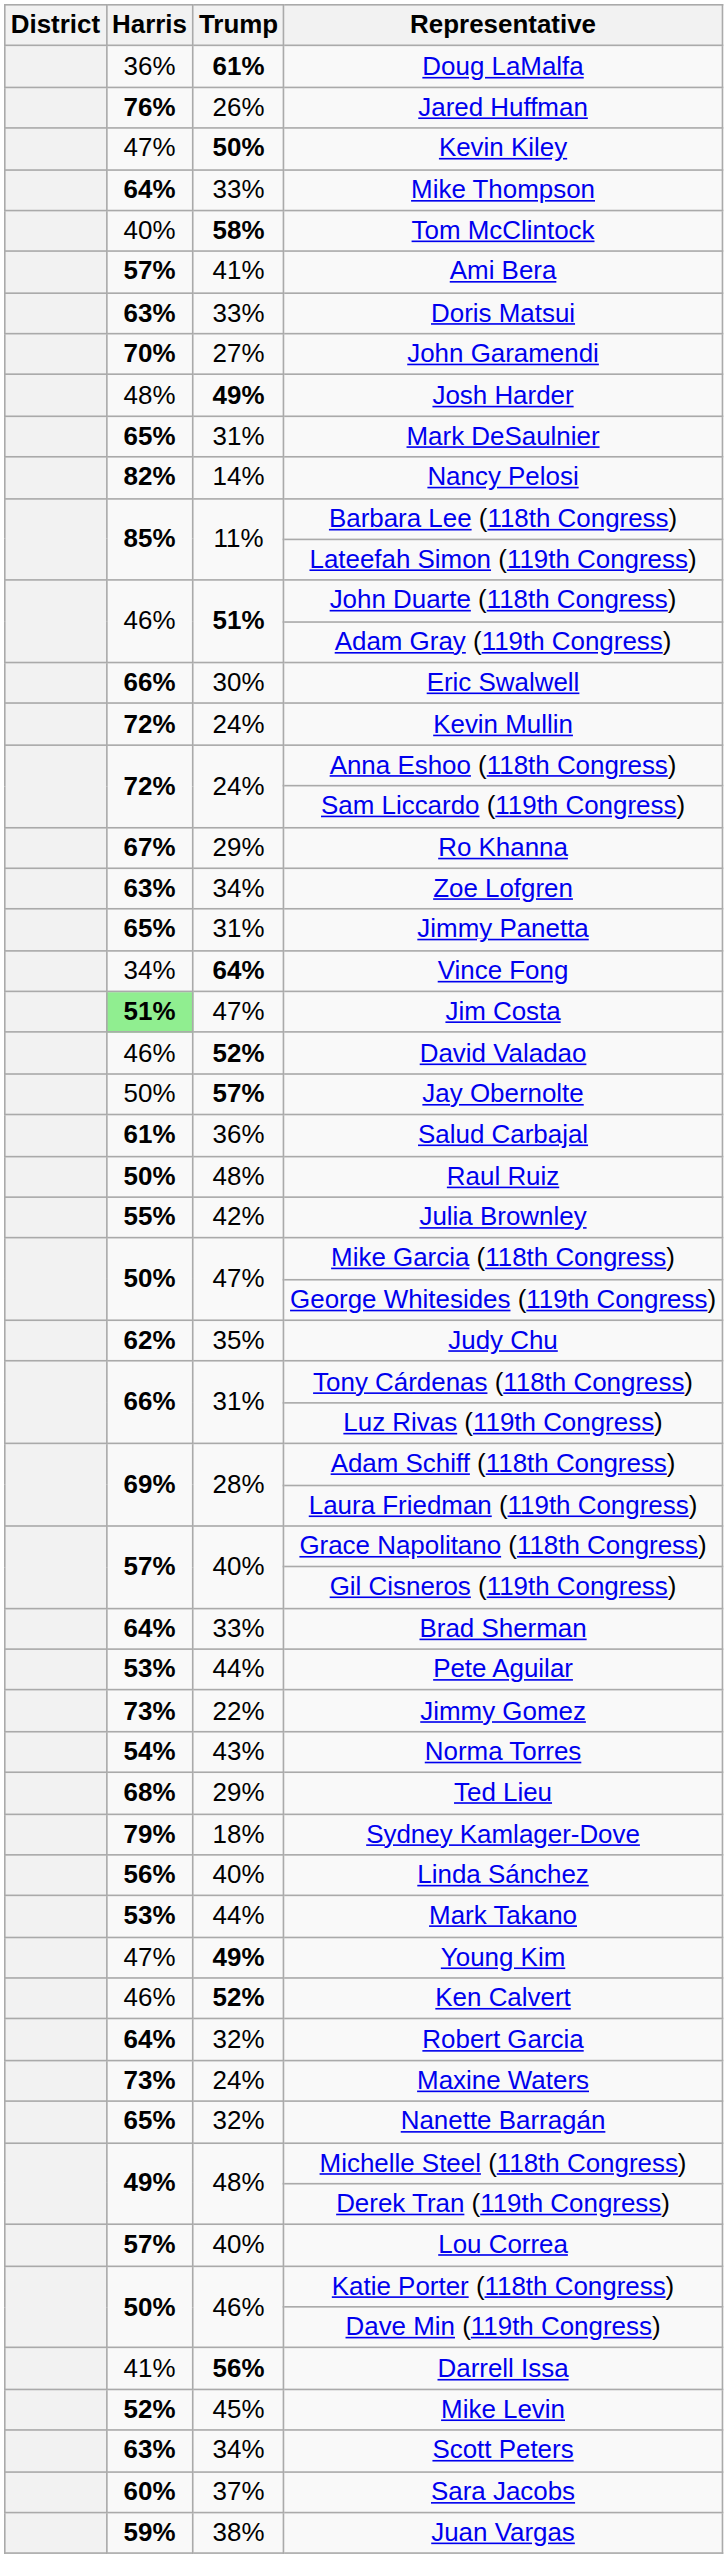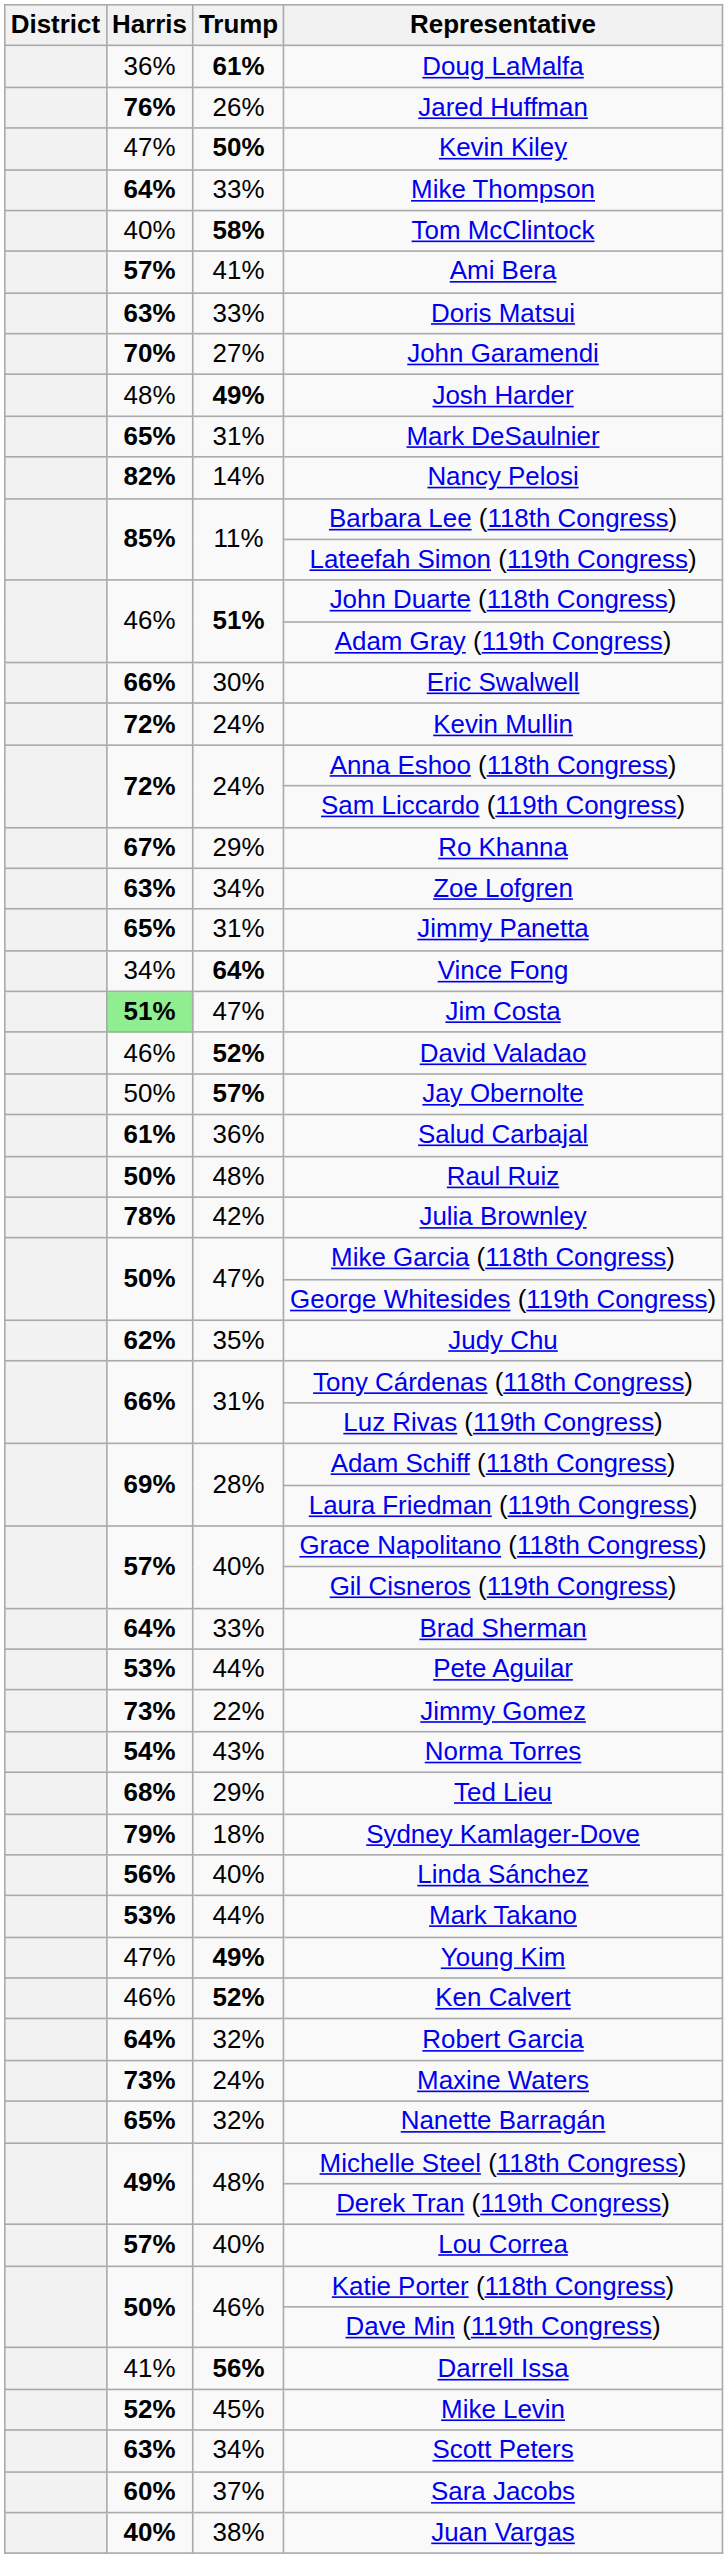(149, 1217) 55% -> (149, 1217) 78%
(149, 2532) 59% -> (149, 2532) 40%
